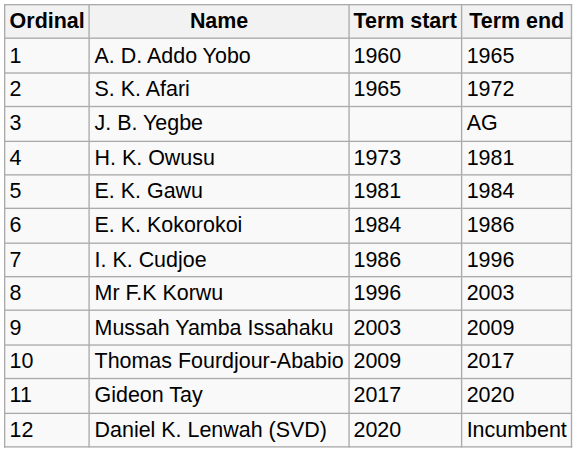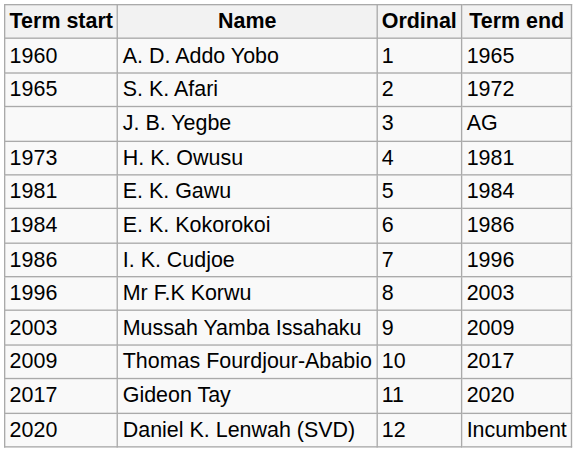columns swapped: (47, 21) <-> (405, 21)
